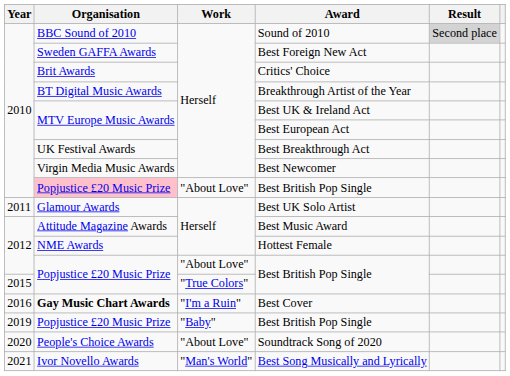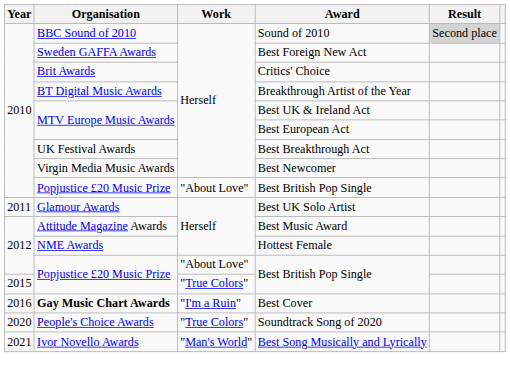(104, 187) pink background -> (104, 187) no background
- row: (19, 322)
(214, 341) "About Love" -> (214, 322) "True Colors"
